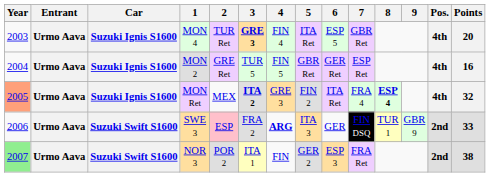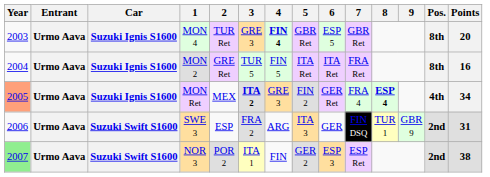(252, 36) bold -> (251, 36) normal
(281, 36) normal -> (278, 36) bold
(308, 36) ITA Ret -> (305, 36) GBR Ret
(440, 36) 4th -> (437, 36) 8th
(308, 66) GBR Ret -> (305, 66) ITA Ret
(335, 66) GER Ret -> (332, 66) ITA Ret
(361, 66) ESP Ret -> (358, 66) FRA Ret
(440, 66) 4th -> (437, 66) 8th
(335, 96) ITA Ret -> (332, 96) GER Ret
(468, 96) 32 -> (465, 96) 34
(224, 126) pink background -> (224, 126) no background
(281, 126) bold -> (278, 126) normal
(468, 126) 33 -> (465, 126) 31
(361, 156) FRA Ret -> (358, 156) ESP Ret
